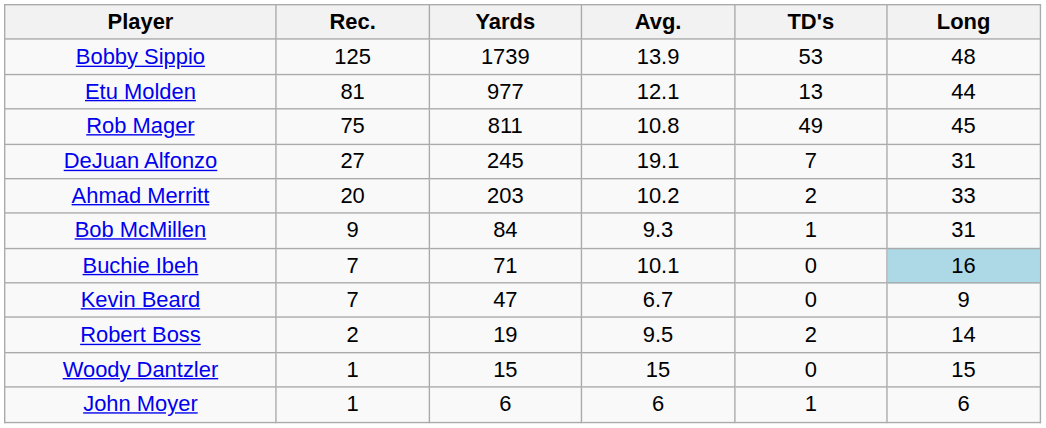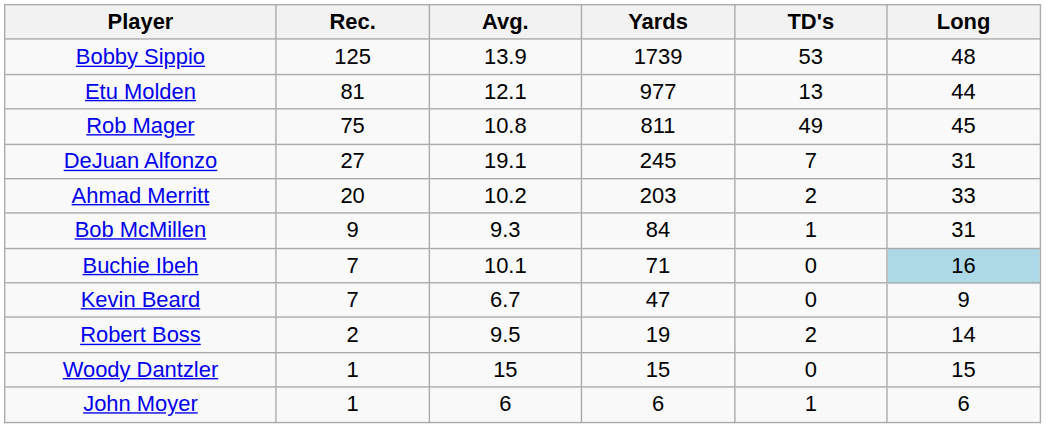columns swapped: (505, 21) <-> (658, 21)
